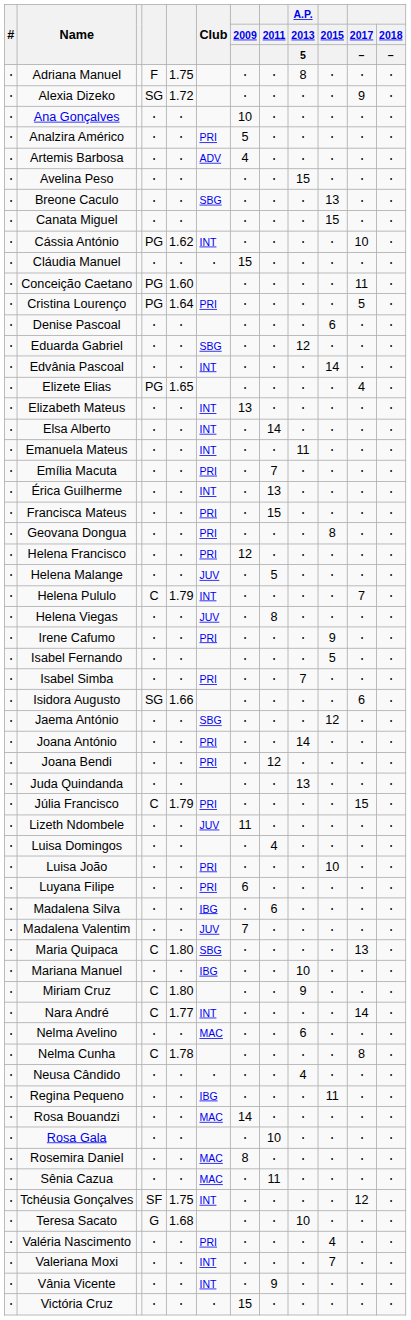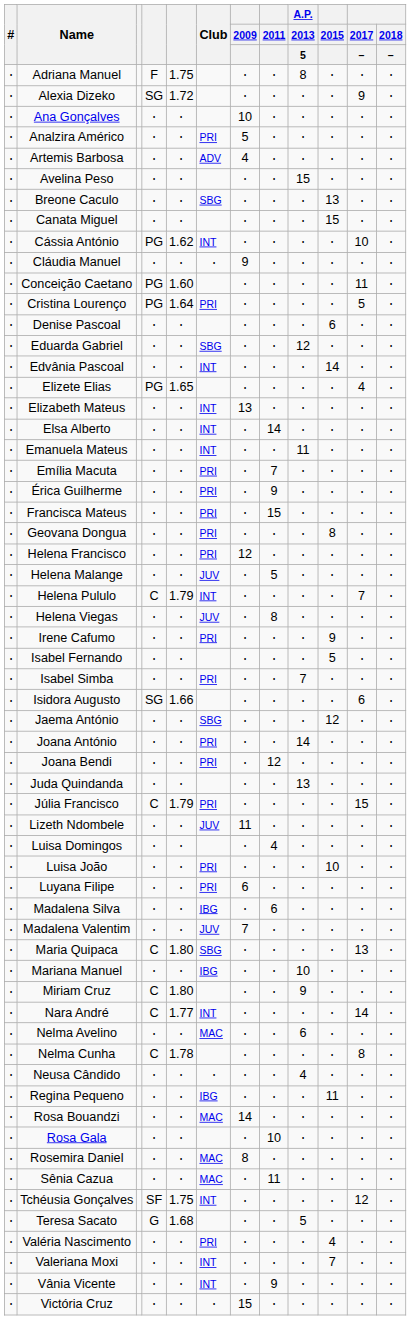(245, 262) 15 -> (245, 262) 9
(208, 492) INT -> (208, 492) PRI
(274, 491) 13 -> (274, 491) 9
(303, 1221) 10 -> (303, 1221) 5
